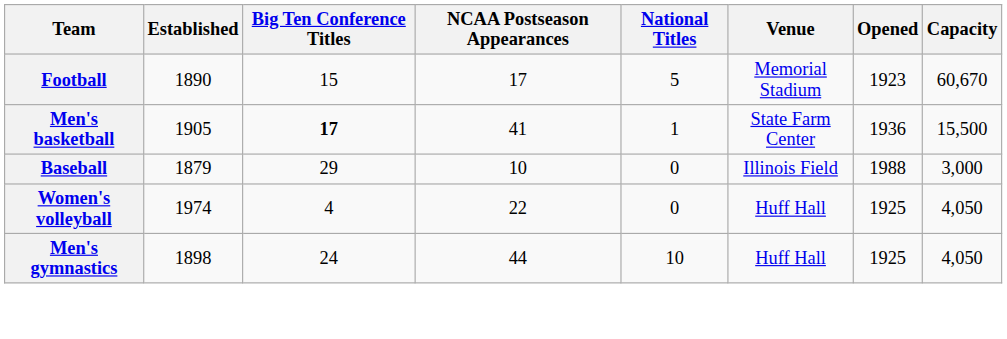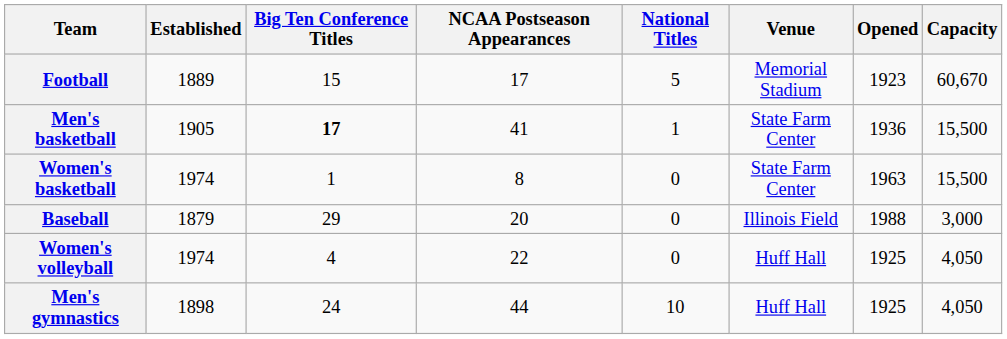(193, 79) 1890 -> (196, 79) 1889
+ row: (75, 179)
(518, 168) 10 -> (519, 218) 20
